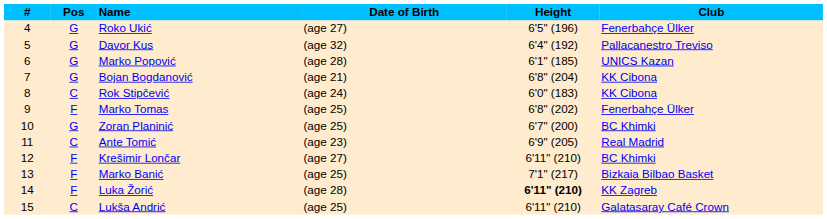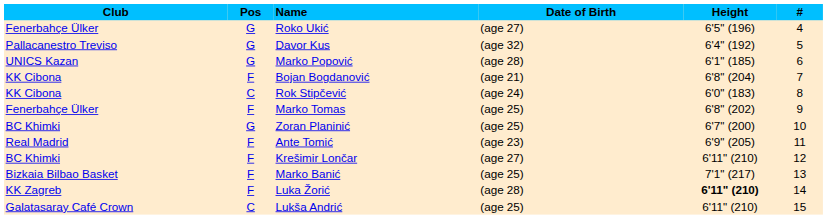columns swapped: (27, 12) <-> (711, 12)
(74, 77) G -> (251, 77) F
(74, 142) C -> (251, 142) F
